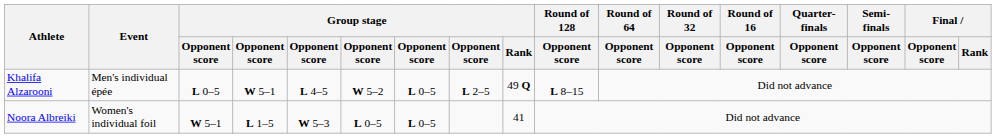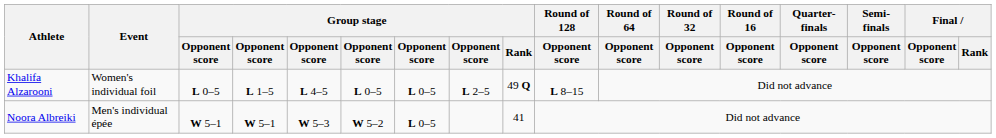(130, 85) Men's individual épée -> (124, 85) Women's individual foil
(260, 92) W 5–1 -> (260, 92) L 1–5
(368, 92) W 5–2 -> (368, 92) L 0–5
(124, 117) Women's individual foil -> (130, 117) Men's individual épée
(260, 124) L 1–5 -> (260, 124) W 5–1
(368, 124) L 0–5 -> (368, 124) W 5–2
